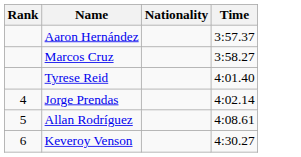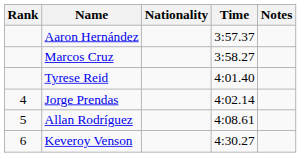+ column: (277, 15)
